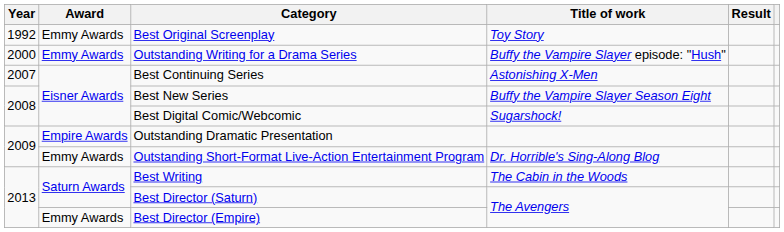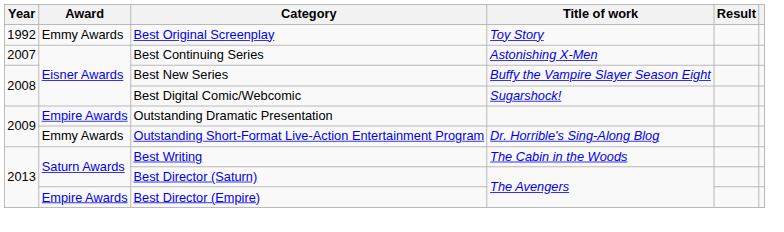- row: (245, 55)
(83, 217) Emmy Awards -> (85, 197) Empire Awards
